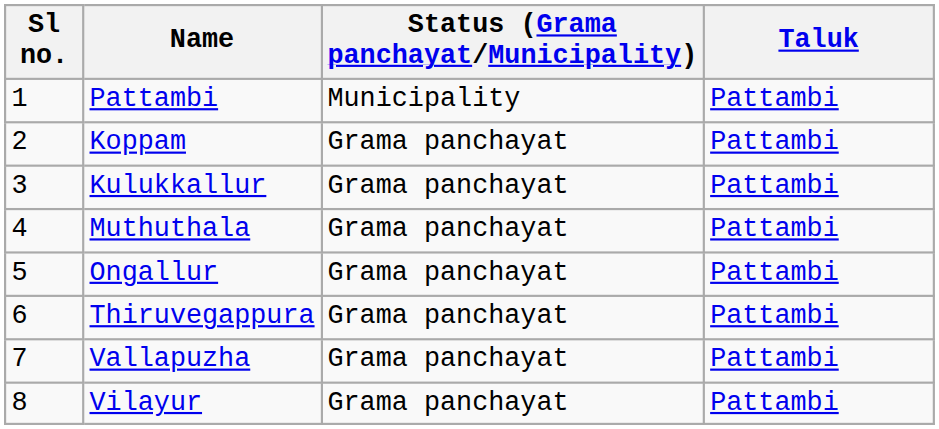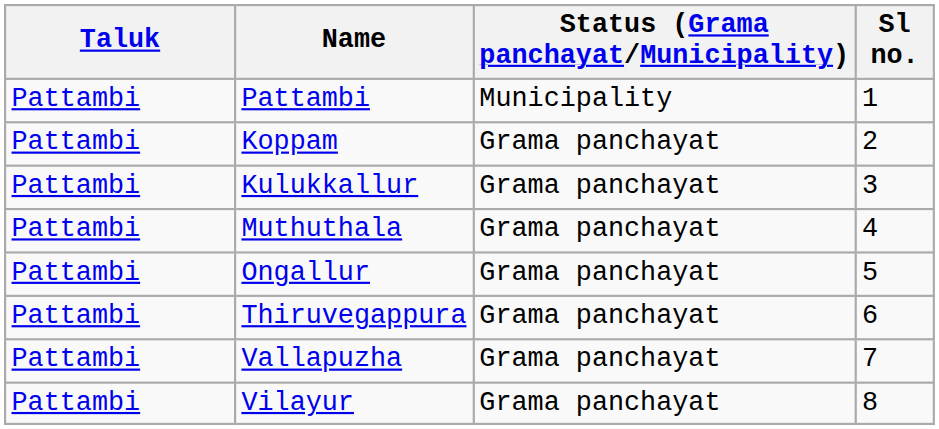columns swapped: (44, 42) <-> (819, 42)
